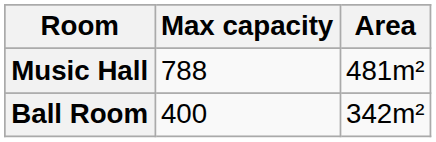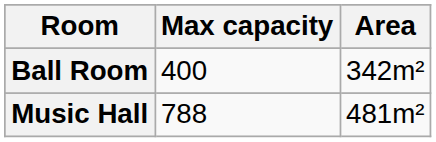rows swapped: (80, 70) <-> (80, 114)
